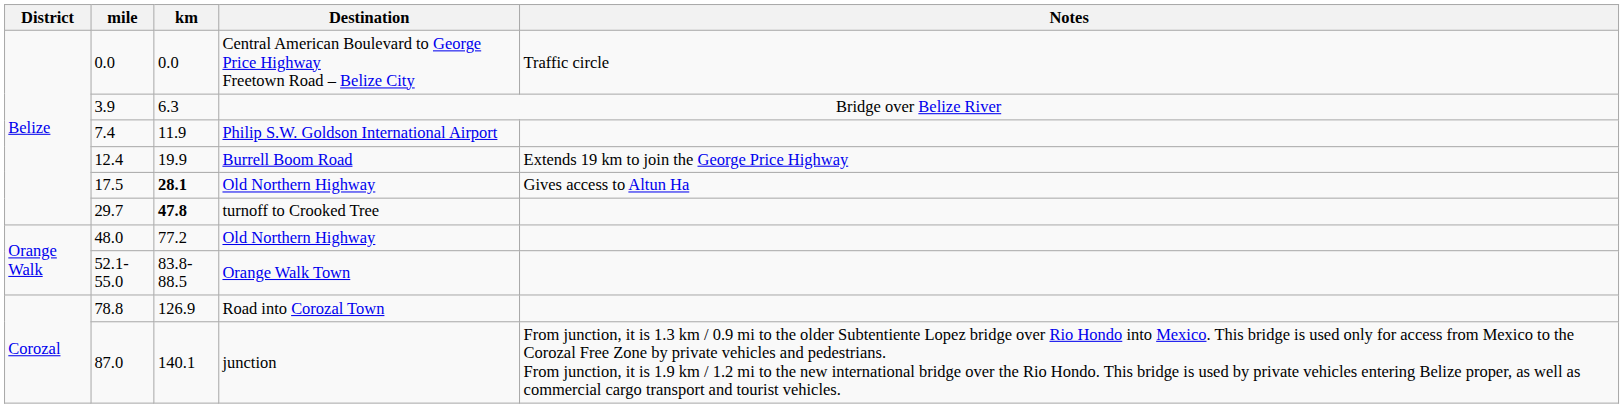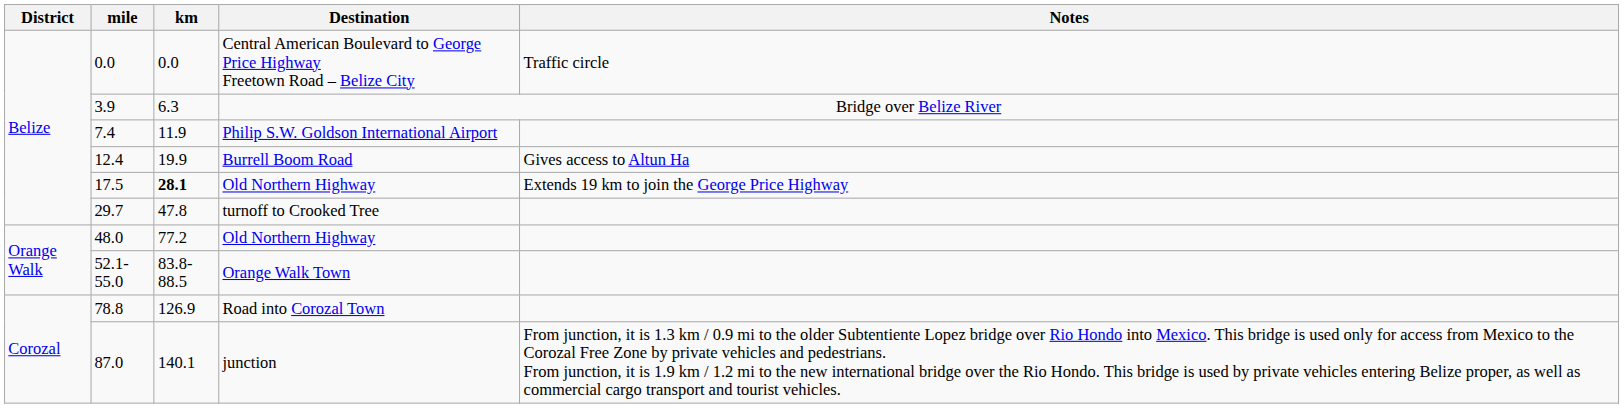(686, 159) Extends 19 km to join the George Price Highway -> (606, 159) Gives access to Altun Ha
(606, 185) Gives access to Altun Ha -> (686, 185) Extends 19 km to join the George Price Highway
(173, 211) bold -> (173, 211) normal
